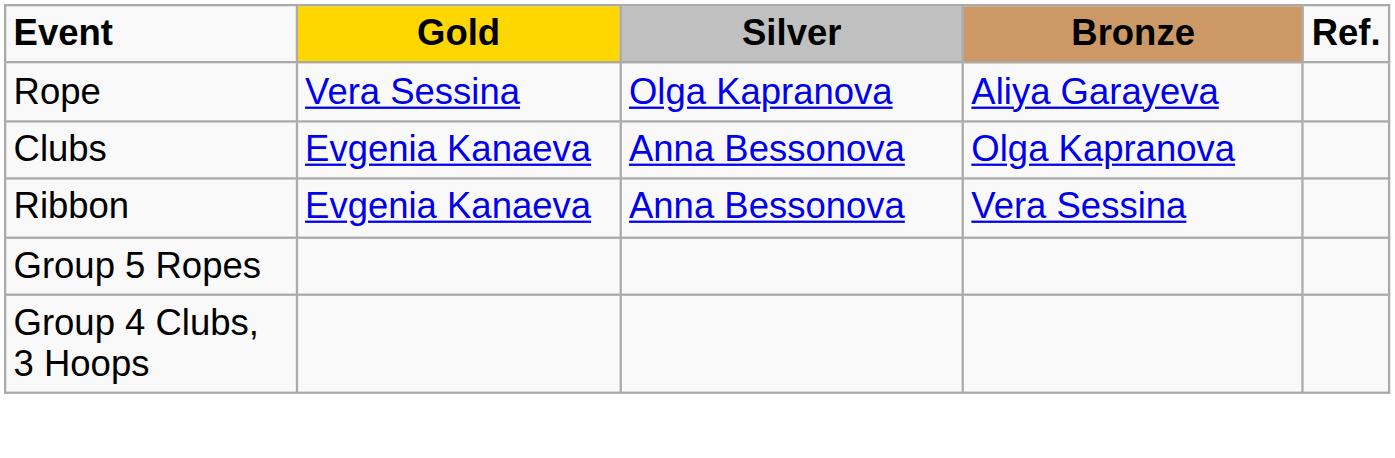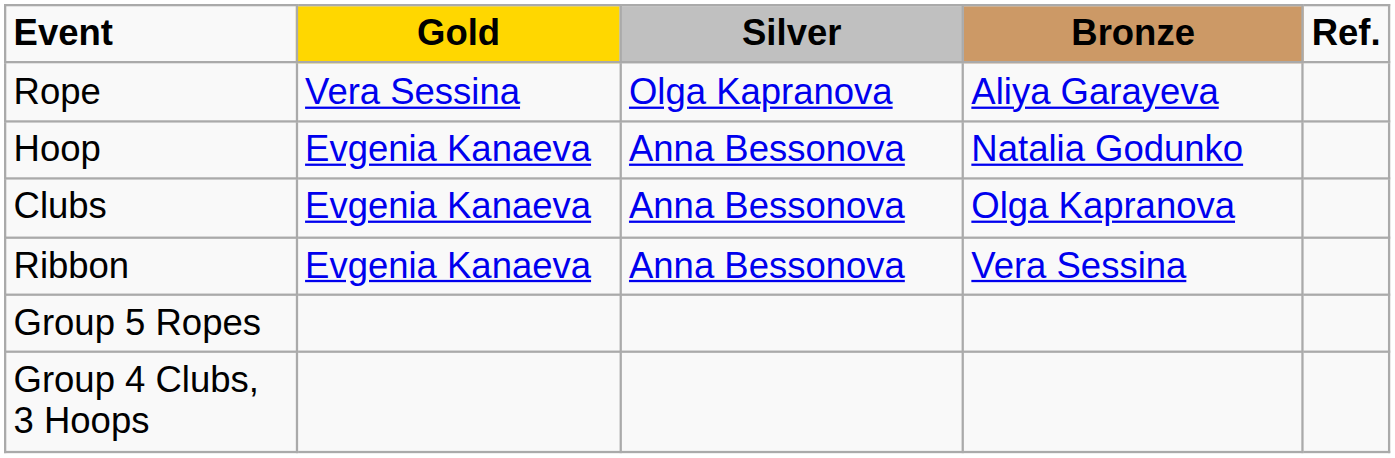+ row: (57, 149)
